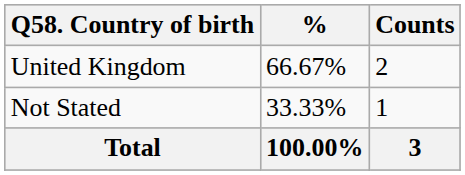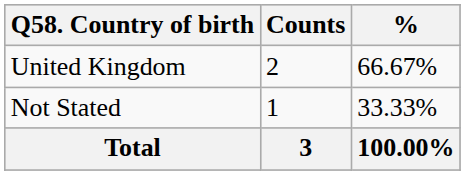columns swapped: (415, 25) <-> (315, 25)
